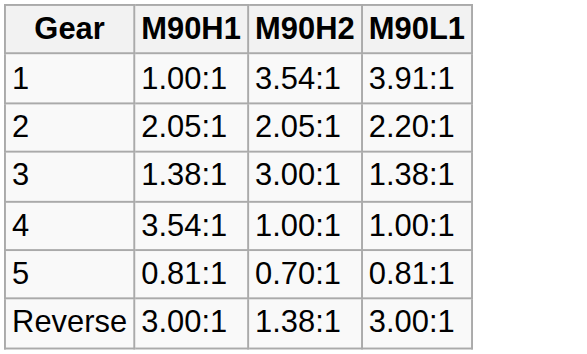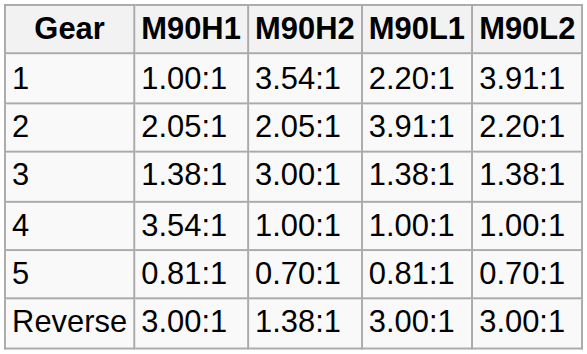+ column: (527, 28)
(412, 77) 3.91:1 -> (412, 77) 2.20:1
(412, 126) 2.20:1 -> (412, 126) 3.91:1
